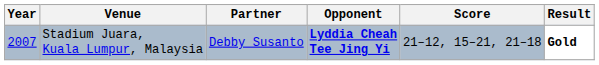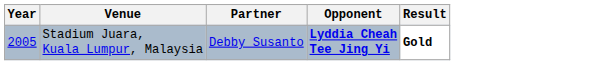- column: (472, 14)
(22, 42) 2007 -> (22, 42) 2005
